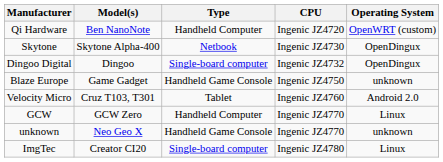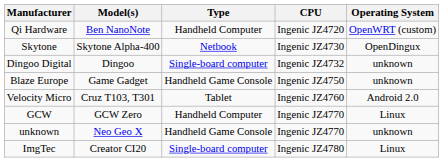(393, 64) OpenDingux -> (393, 64) unknown
